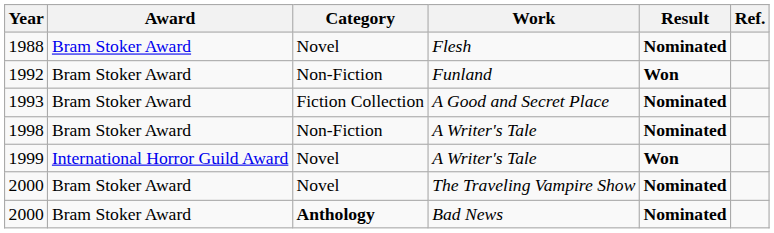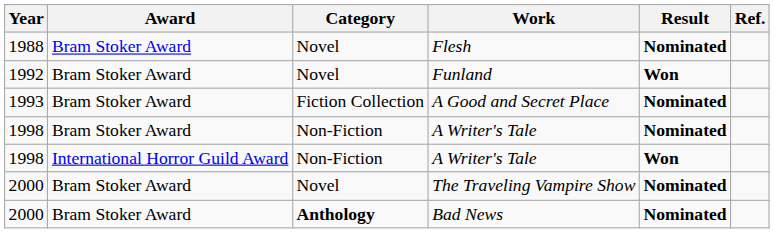(339, 74) Non-Fiction -> (318, 74) Novel
(26, 158) 1999 -> (26, 158) 1998
(318, 158) Novel -> (339, 158) Non-Fiction
